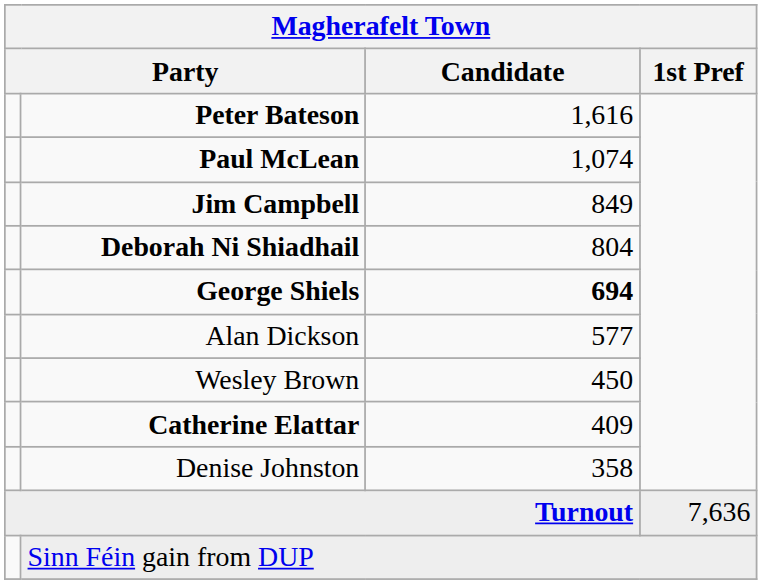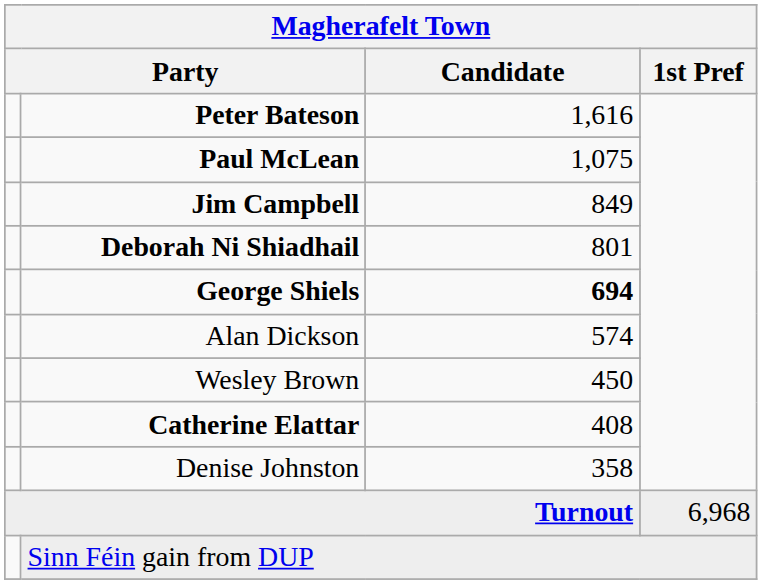(602, 159) 1,074 -> (602, 159) 1,075
(612, 247) 804 -> (612, 247) 801
(612, 335) 577 -> (612, 335) 574
(612, 423) 409 -> (612, 423) 408
(719, 512) 7,636 -> (719, 512) 6,968
